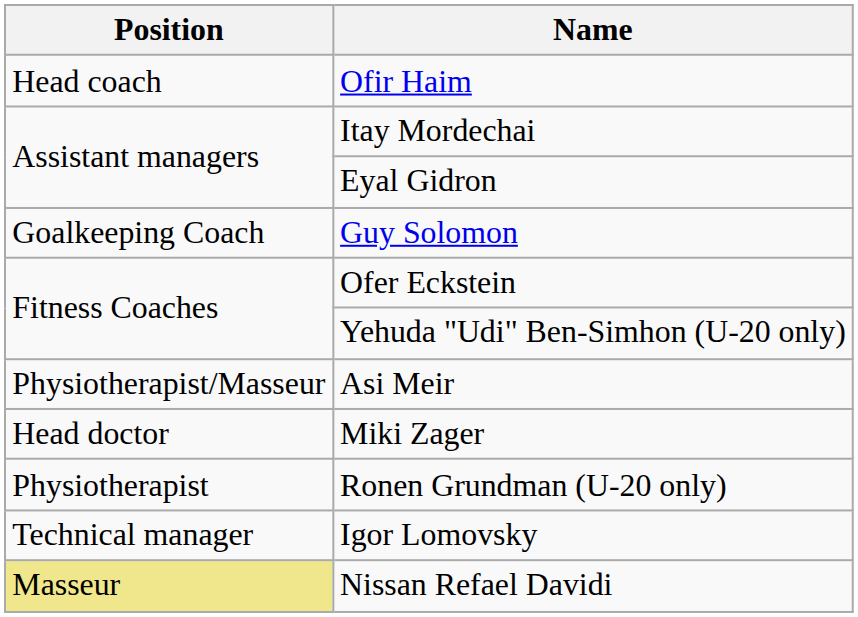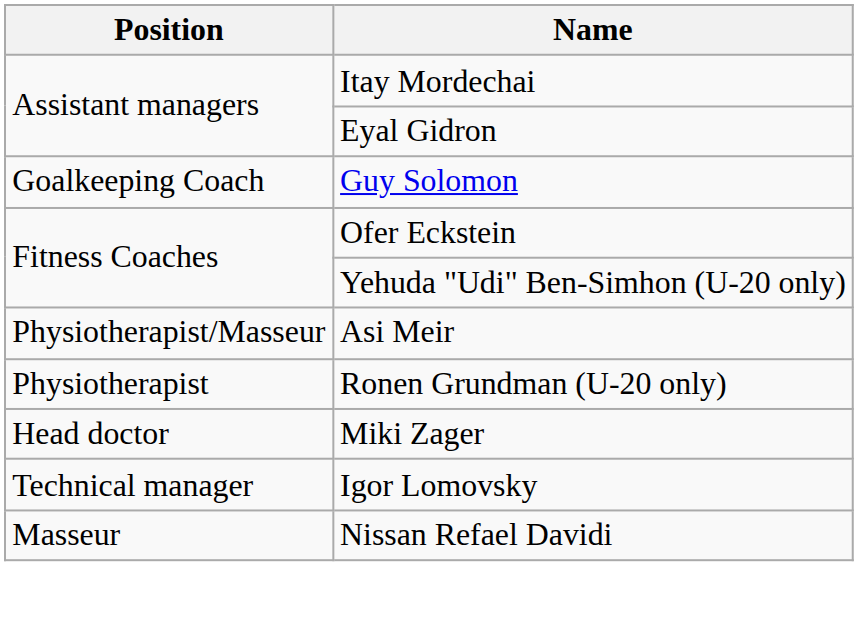- row: (406, 80)
rows swapped: (412, 433) <-> (533, 484)
(66, 585) khaki background -> (66, 534) no background
